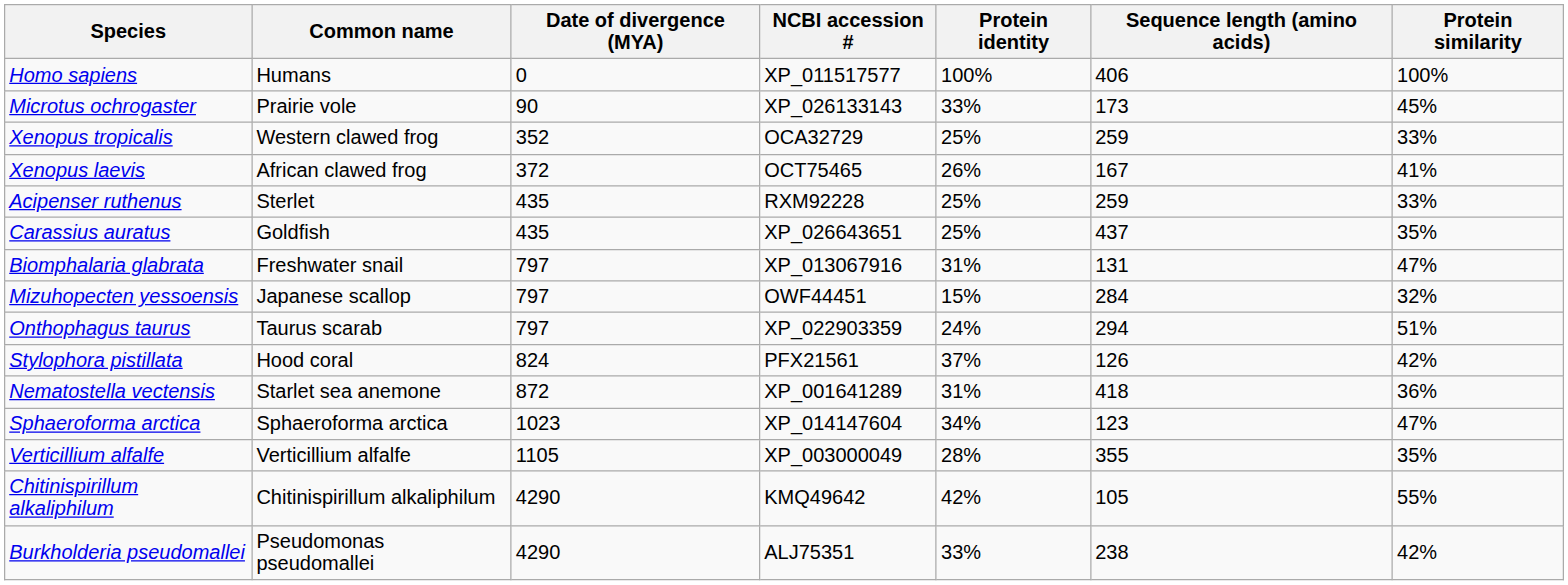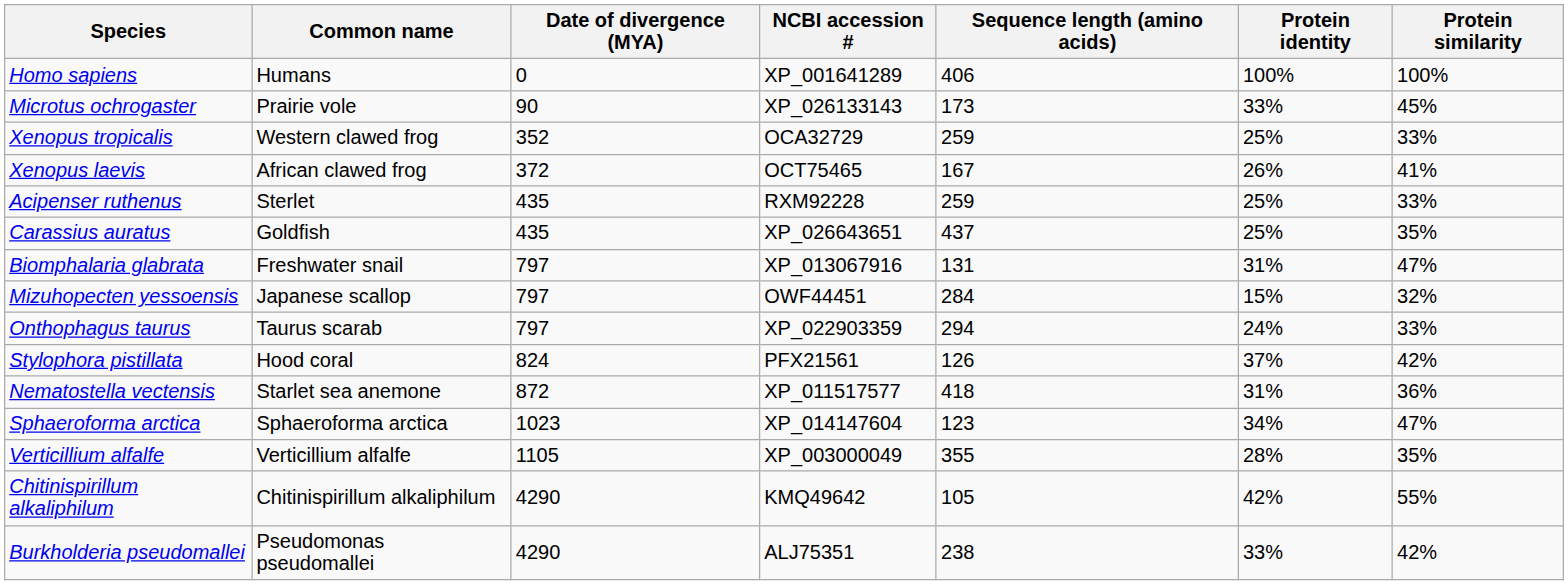columns swapped: (1242, 31) <-> (1013, 31)
(832, 74) XP_011517577 -> (833, 74) XP_001641289
(1417, 328) 51% -> (1417, 328) 33%
(833, 391) XP_001641289 -> (832, 391) XP_011517577
